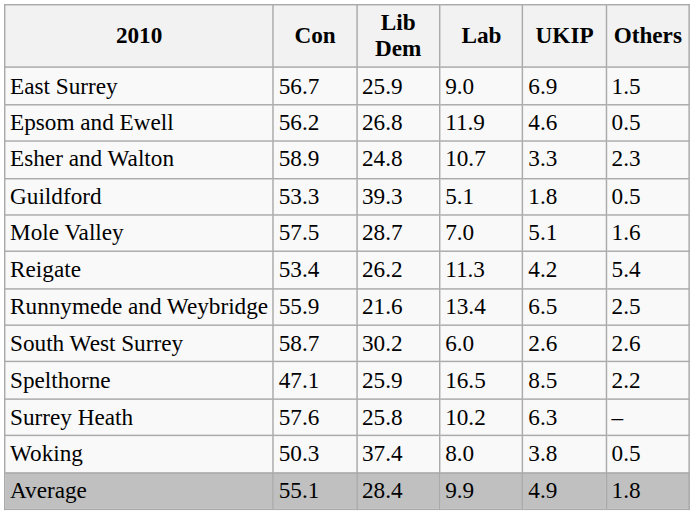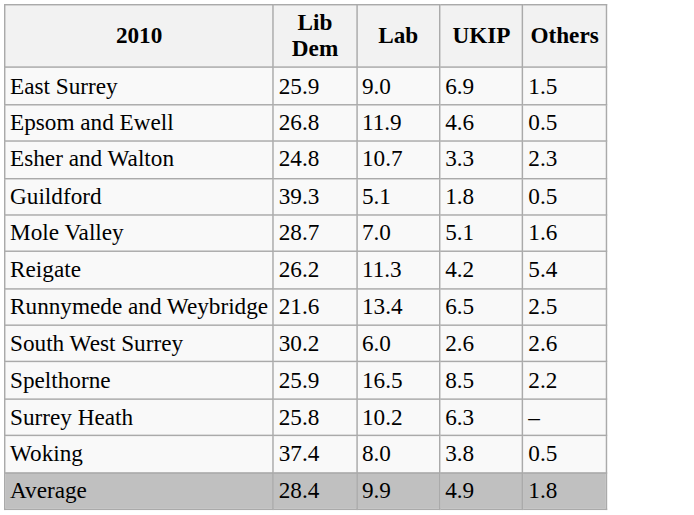- column: (315, 35)
